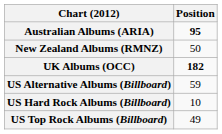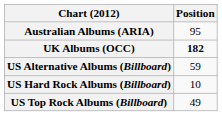(195, 31) bold -> (195, 31) normal
- row: (89, 48)
